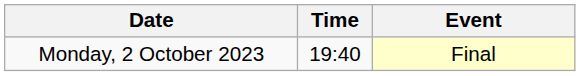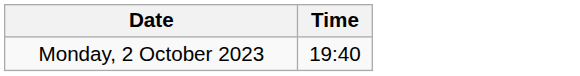- column: (473, 20)
